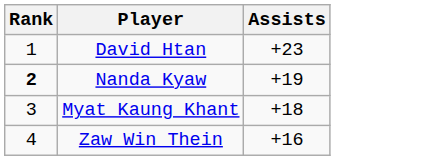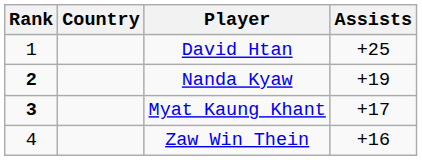+ column: (101, 20)
(287, 50) +23 -> (373, 50) +25
(31, 110) normal -> (31, 110) bold
(287, 110) +18 -> (373, 110) +17
